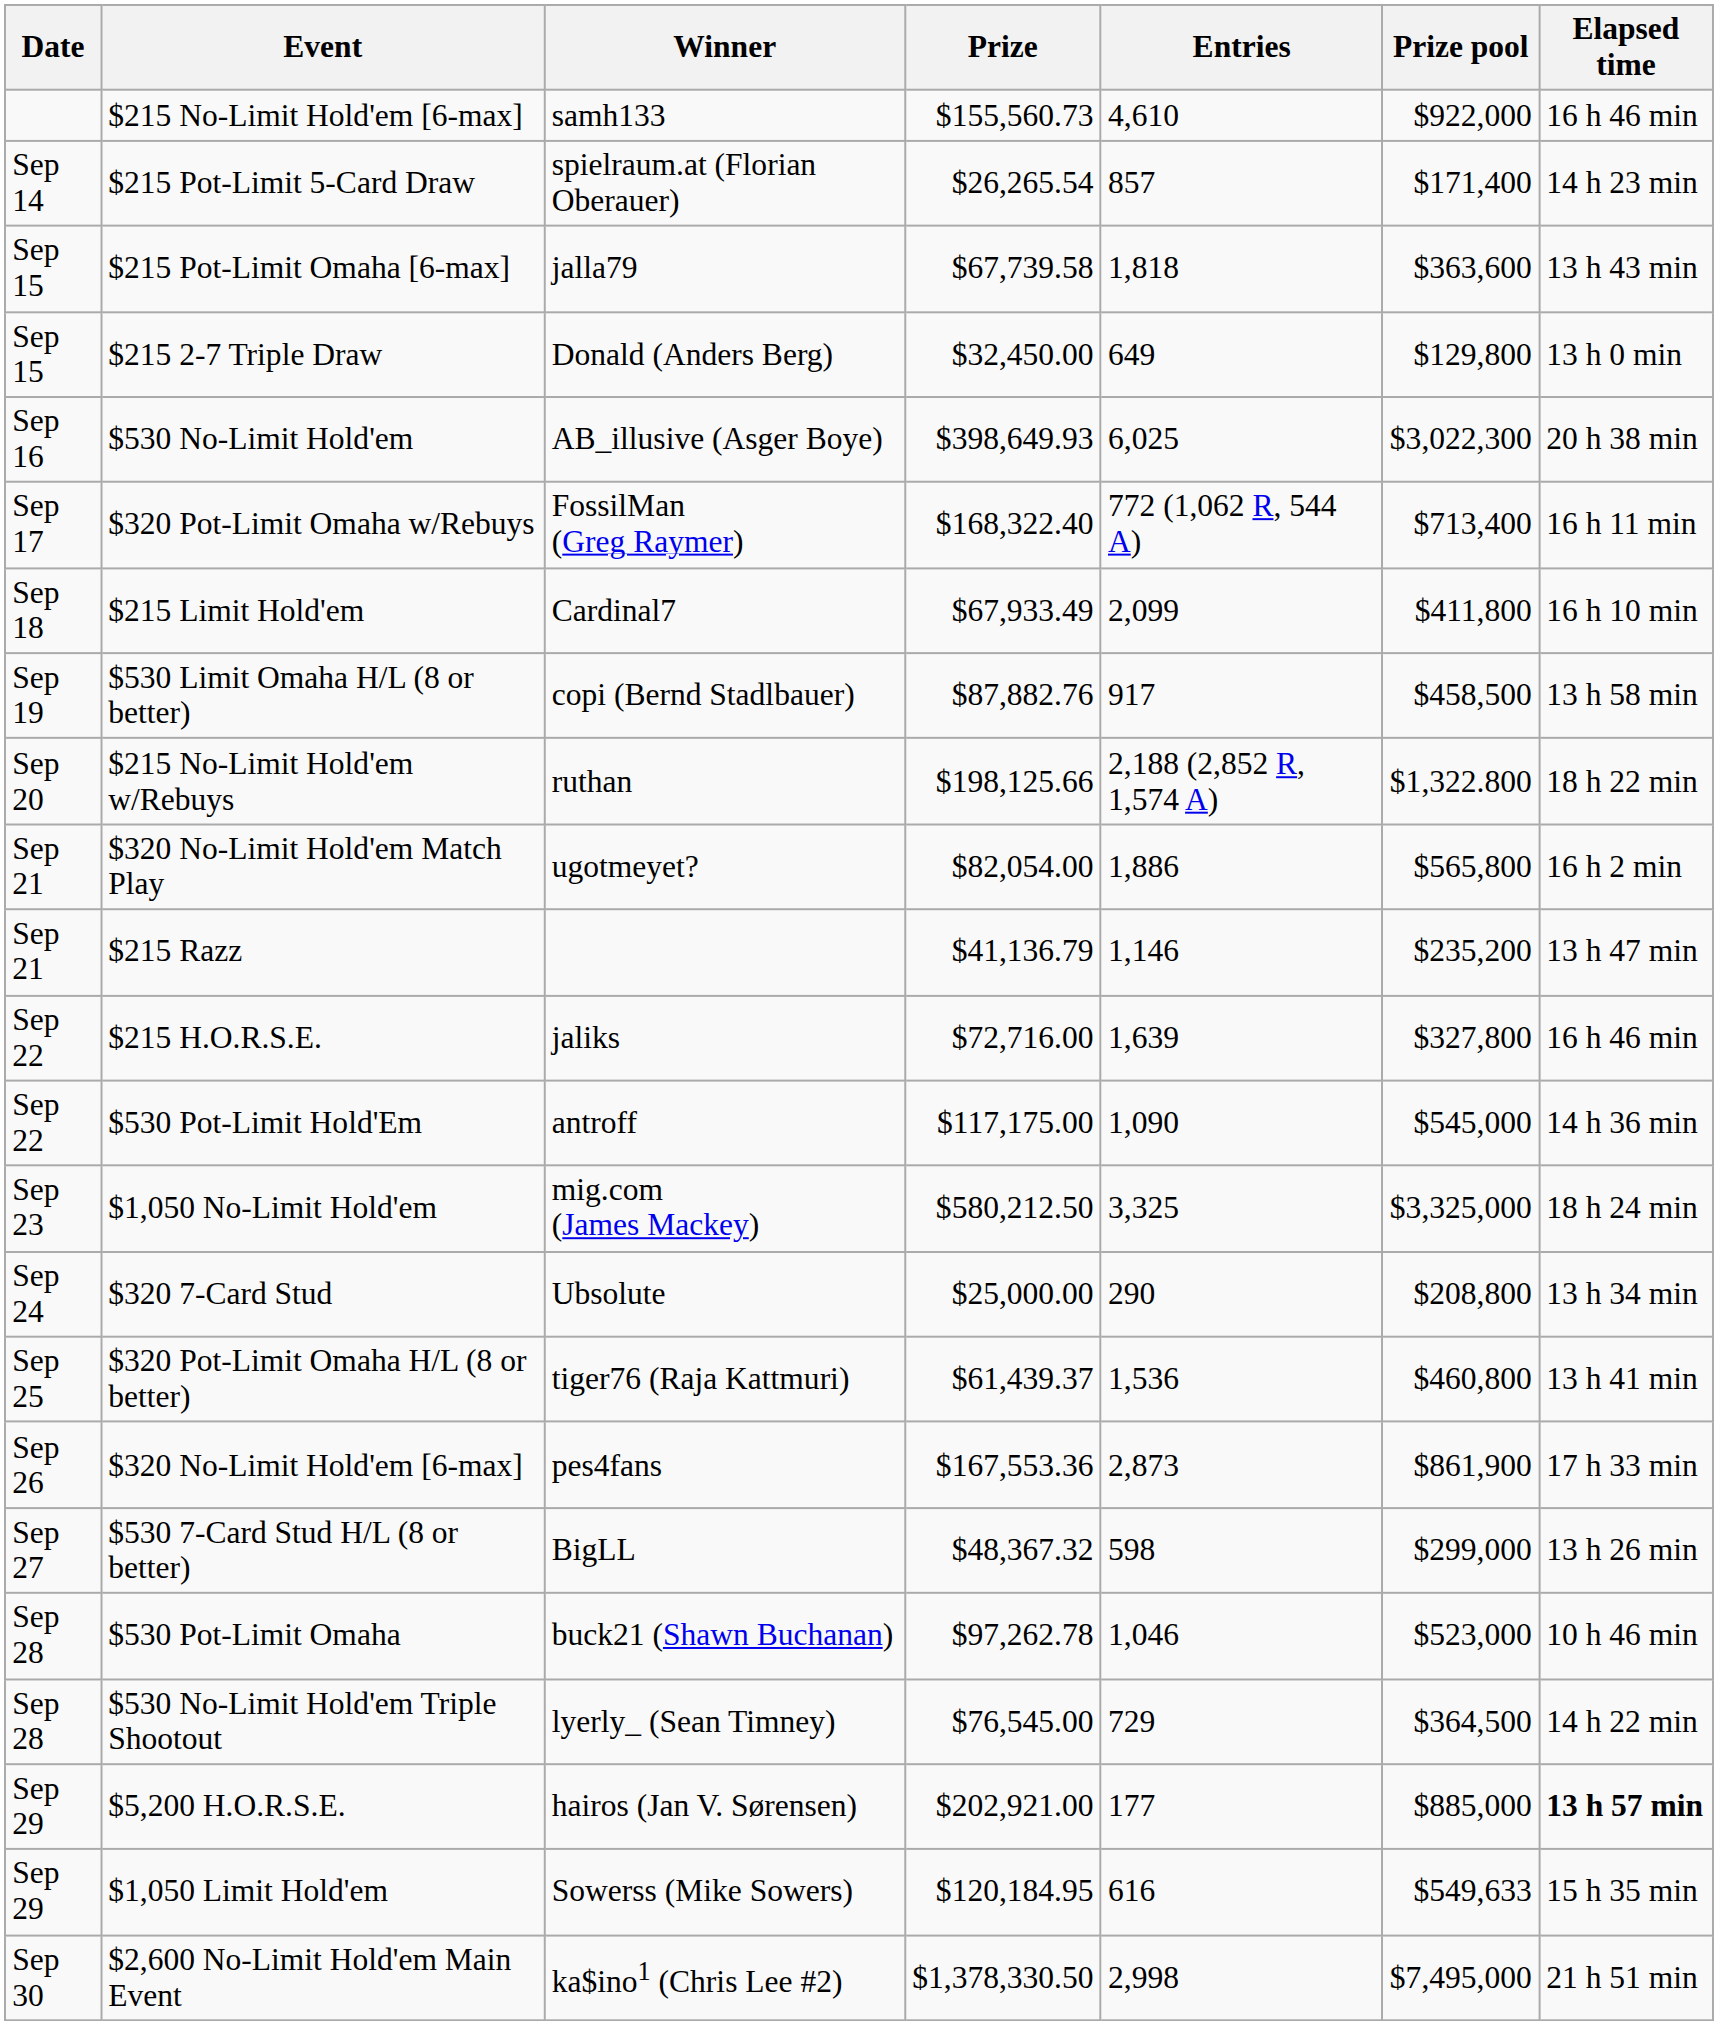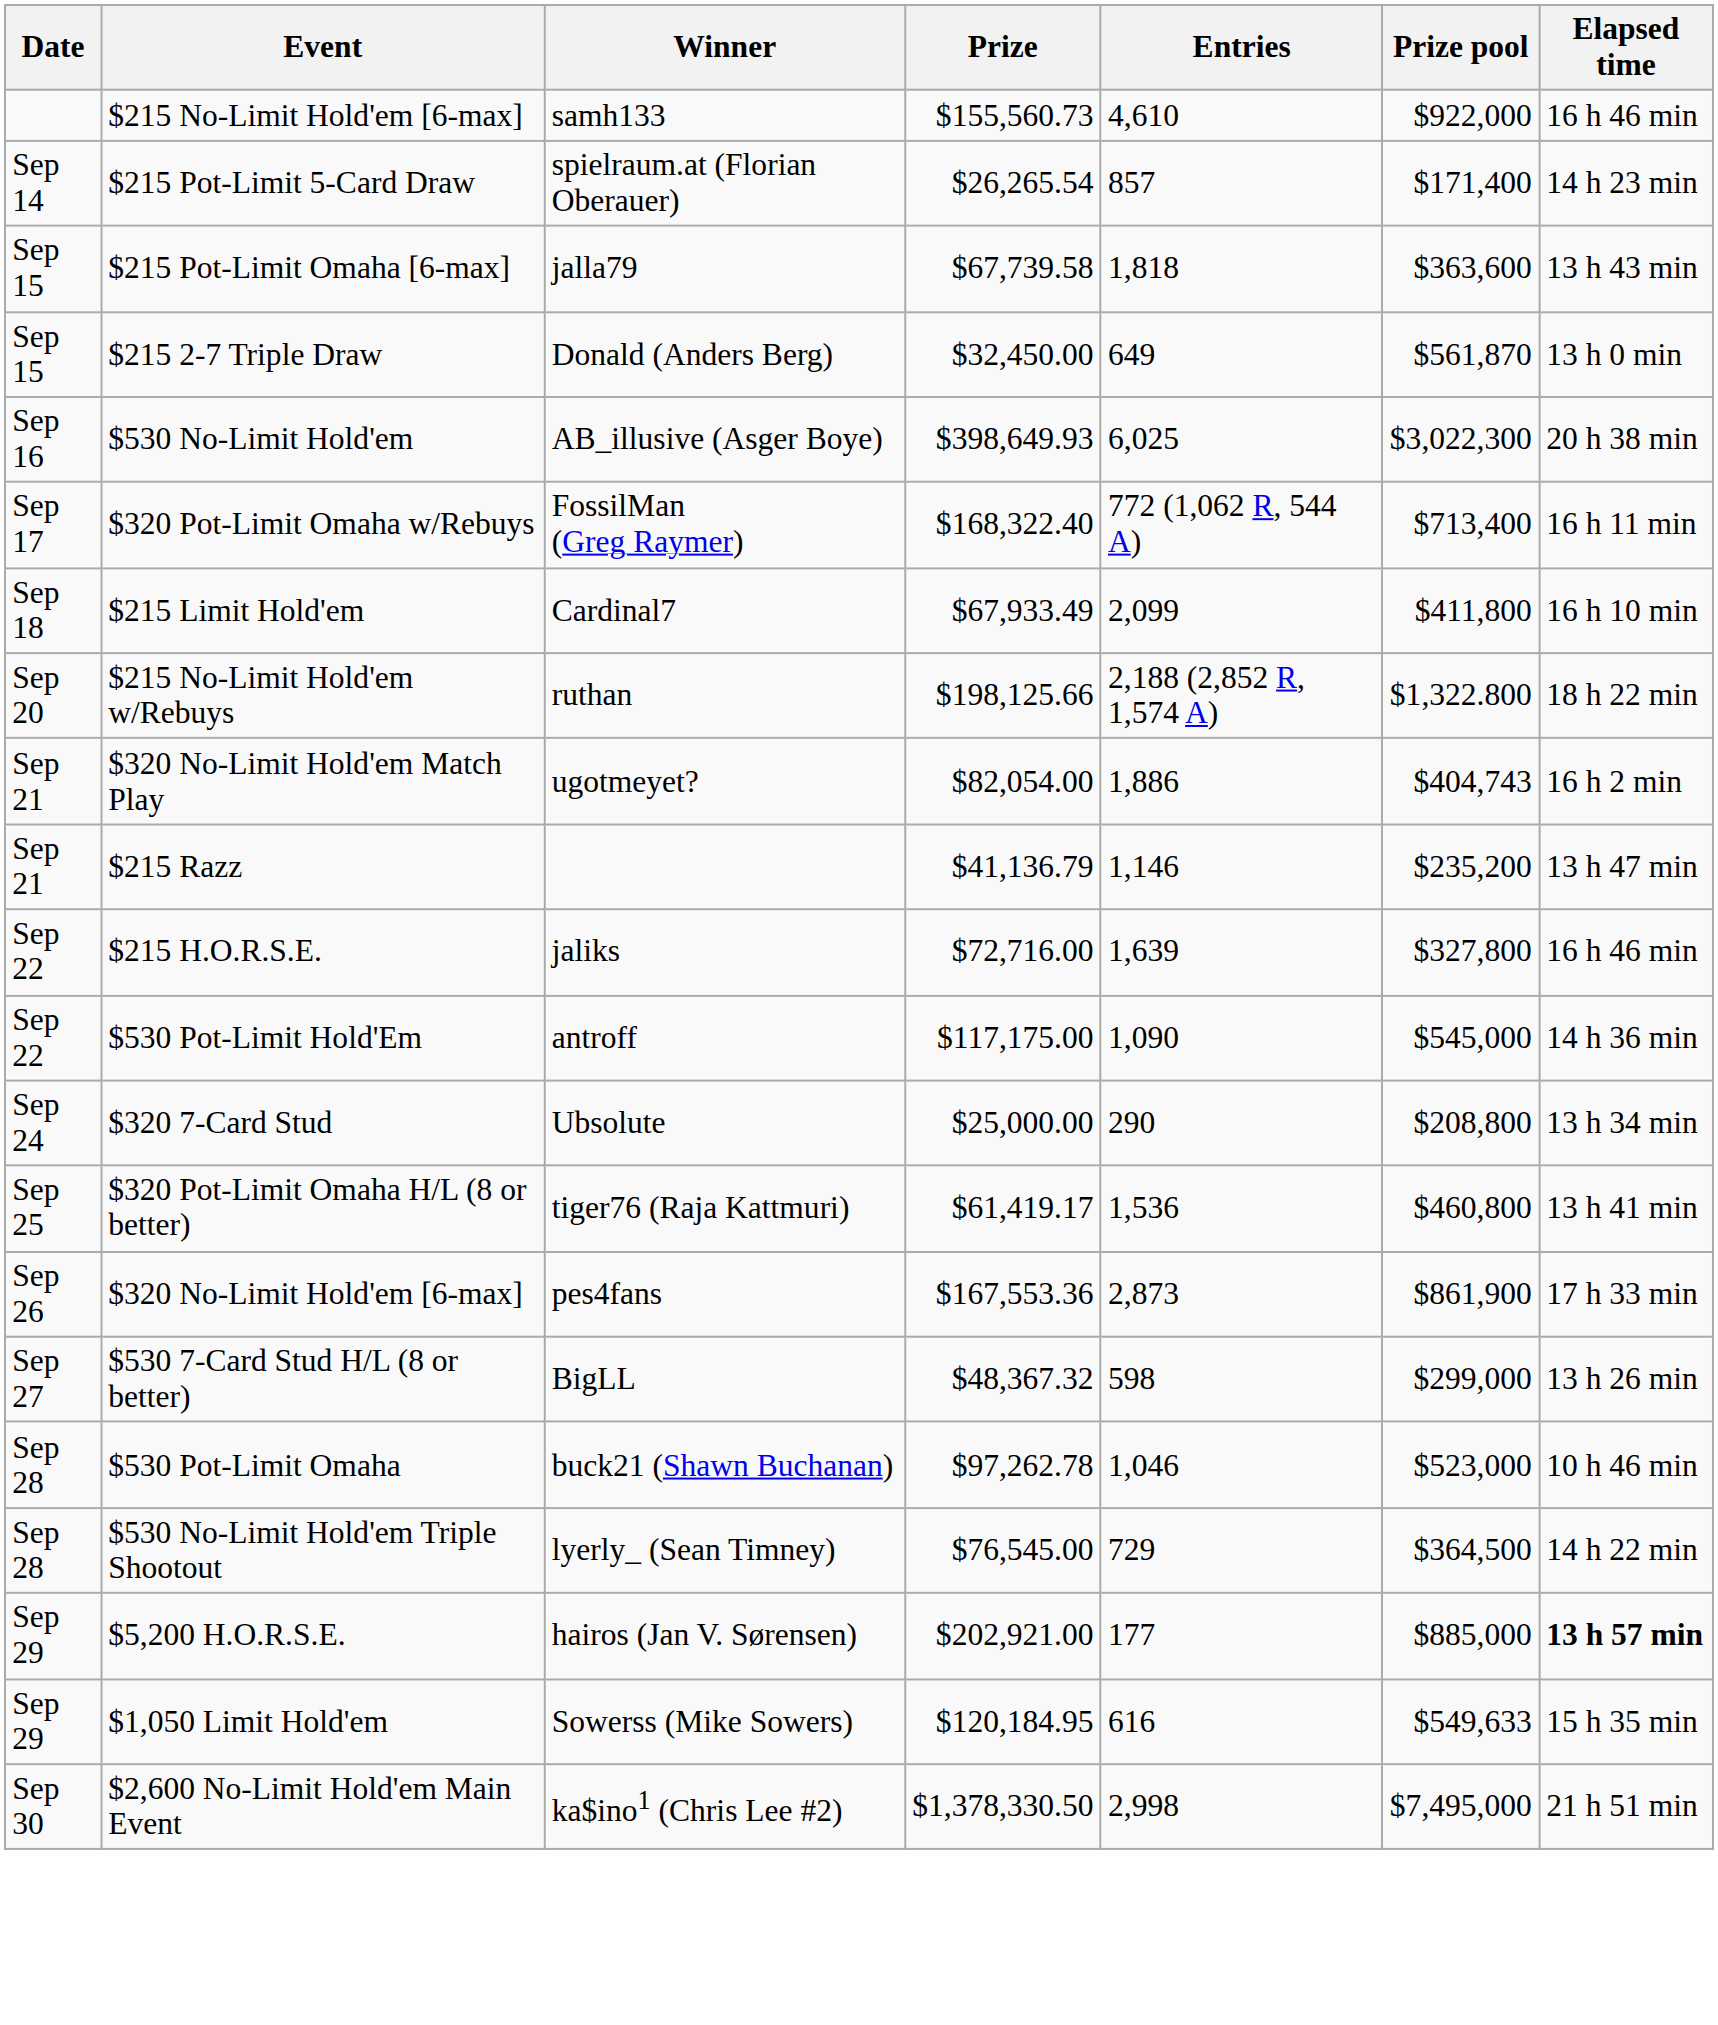(1473, 353) $129,800 -> (1473, 353) $561,870
- row: (291, 695)
(1473, 866) $565,800 -> (1473, 780) $404,743
- row: (273, 1208)
(1023, 1378) $61,439.37 -> (1023, 1208) $61,419.17
